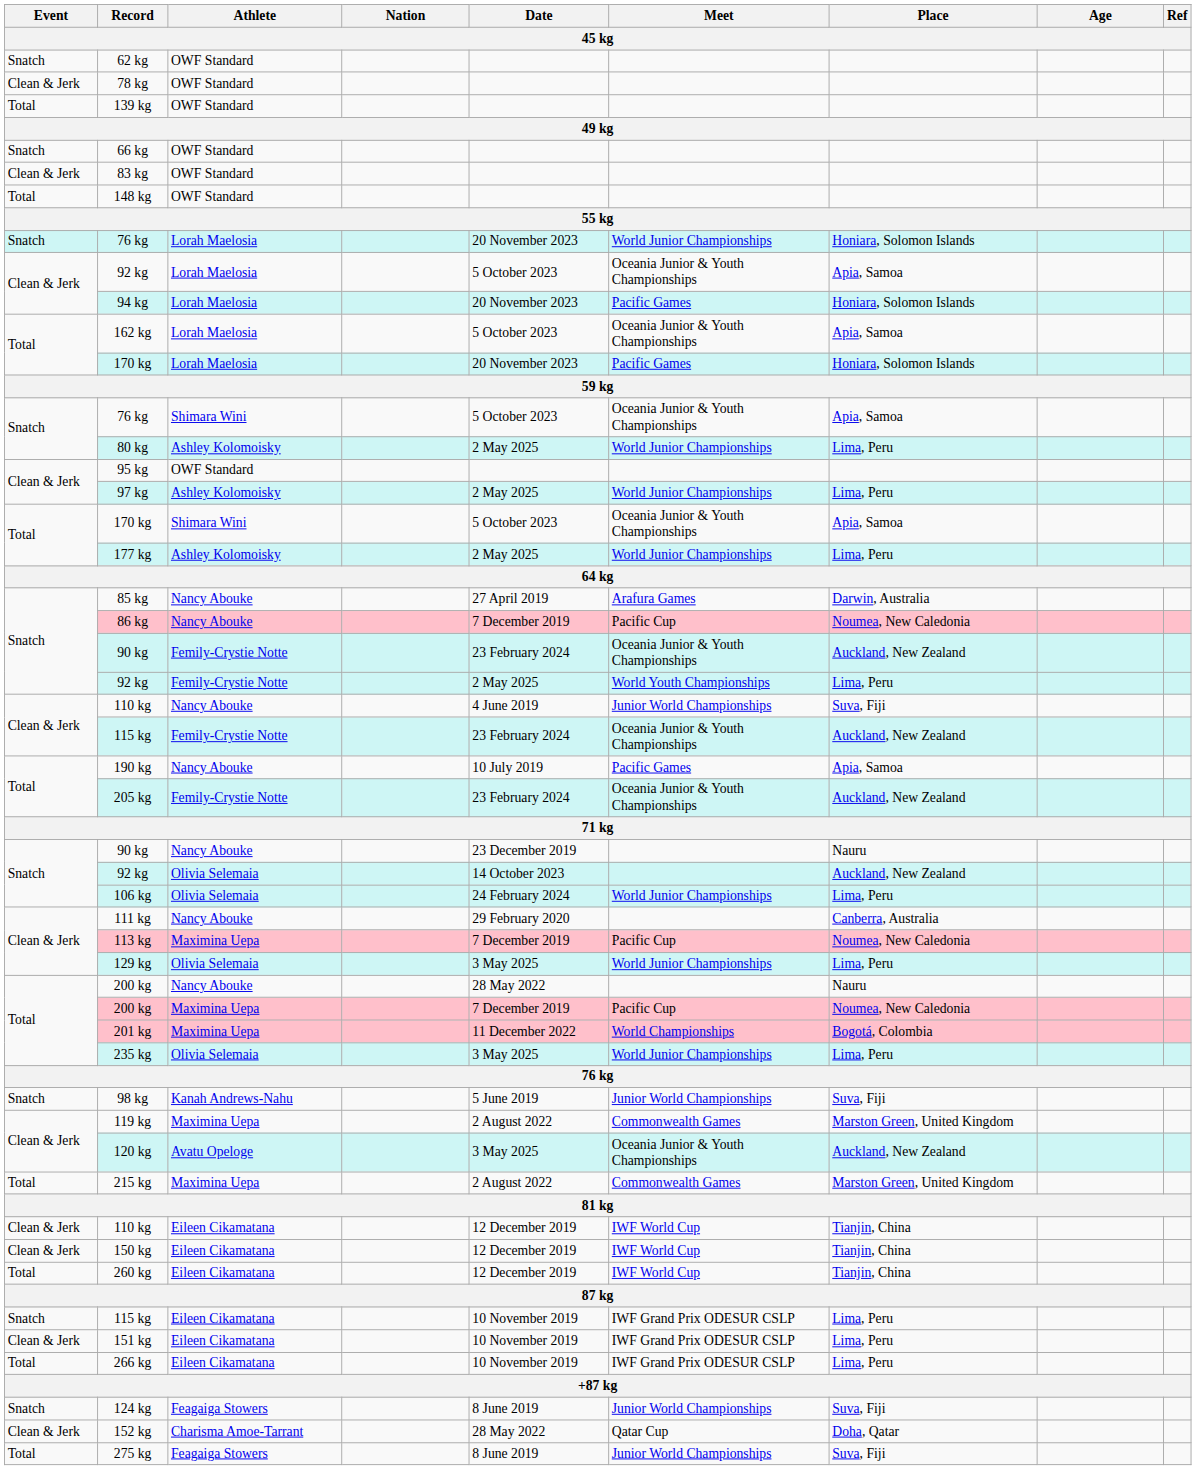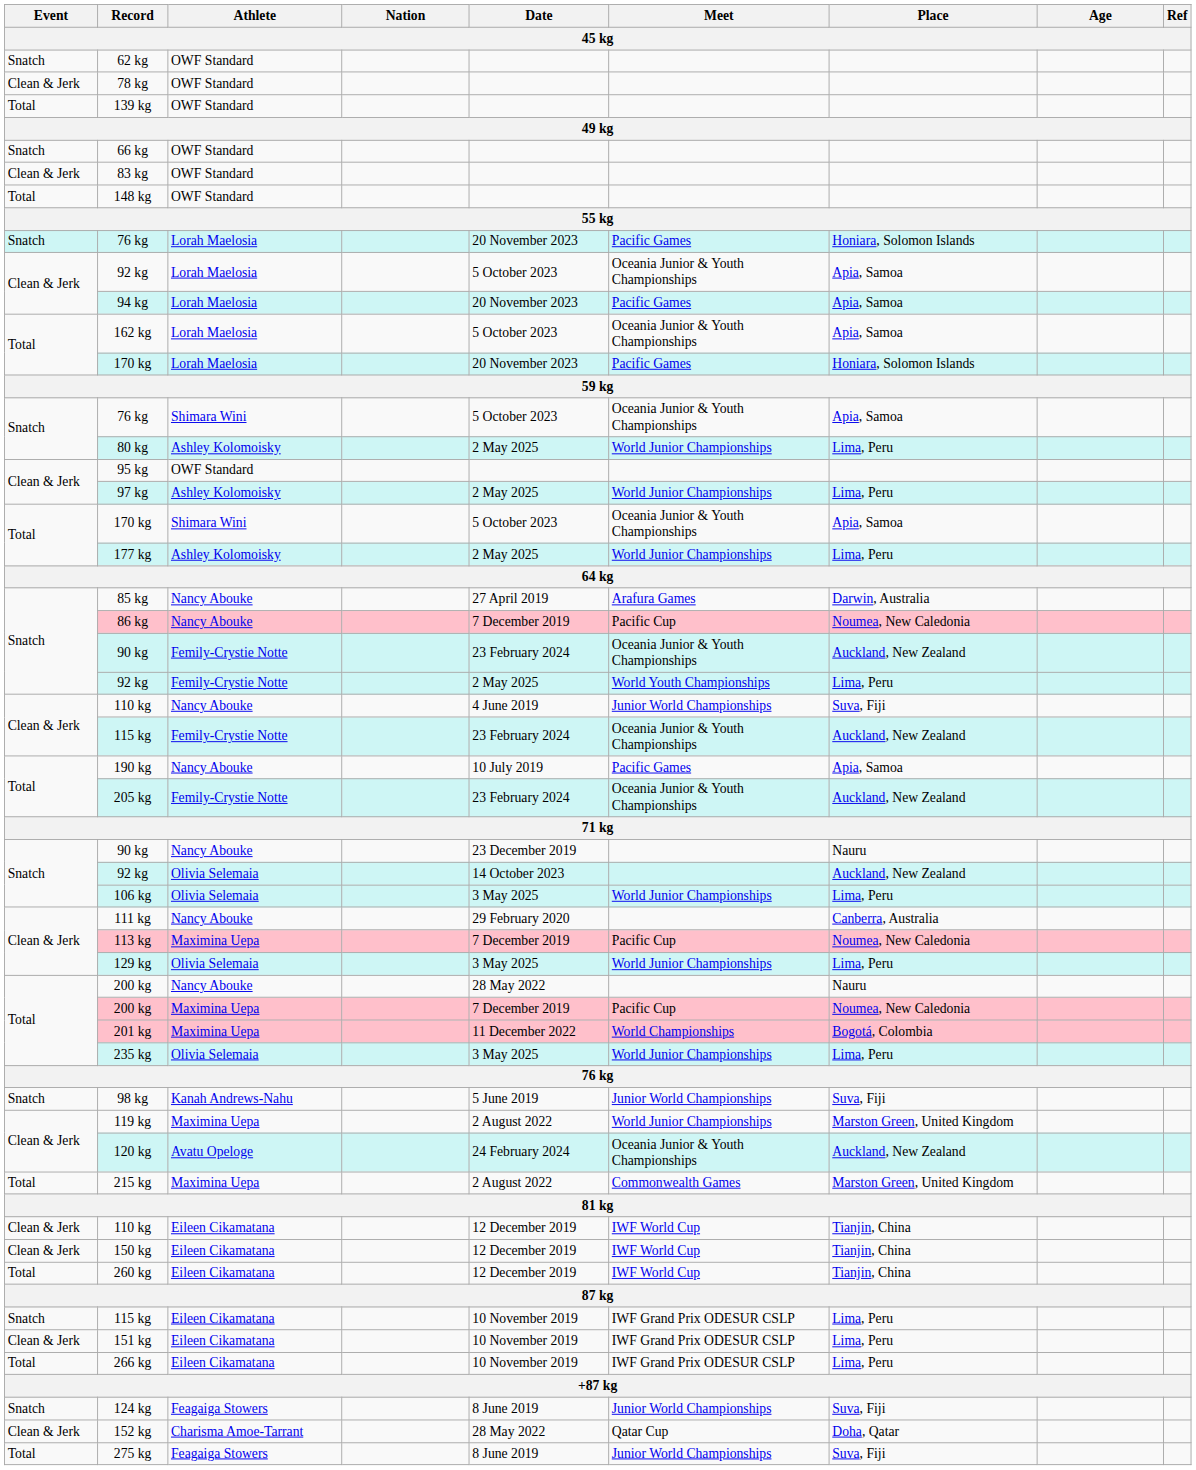(692, 241) World Junior Championships -> (651, 241) Pacific Games
(903, 303) Honiara, Solomon Islands -> (868, 303) Apia, Samoa
(521, 896) 24 February 2024 -> (505, 896) 3 May 2025
(676, 1121) Commonwealth Games -> (692, 1121) World Junior Championships
(505, 1152) 3 May 2025 -> (521, 1152) 24 February 2024
